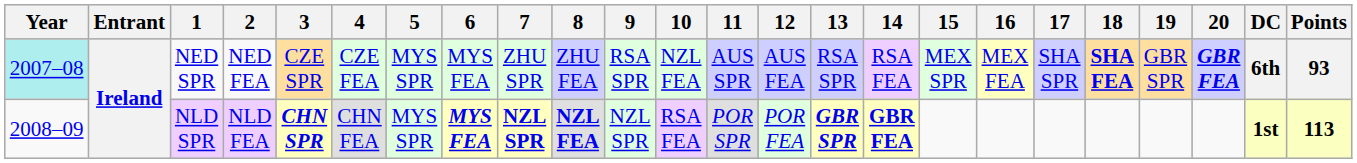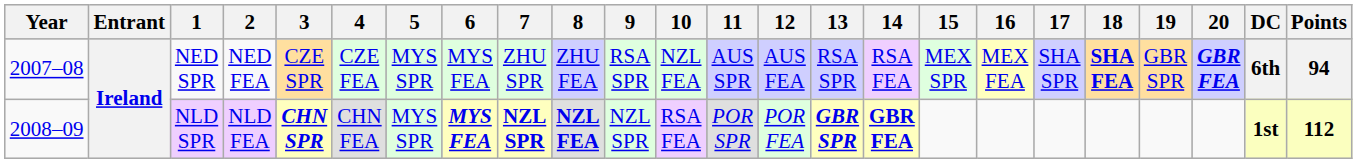(47, 68) paleturquoise background -> (47, 68) no background
(1319, 68) 93 -> (1319, 68) 94
(1319, 128) 113 -> (1319, 128) 112
